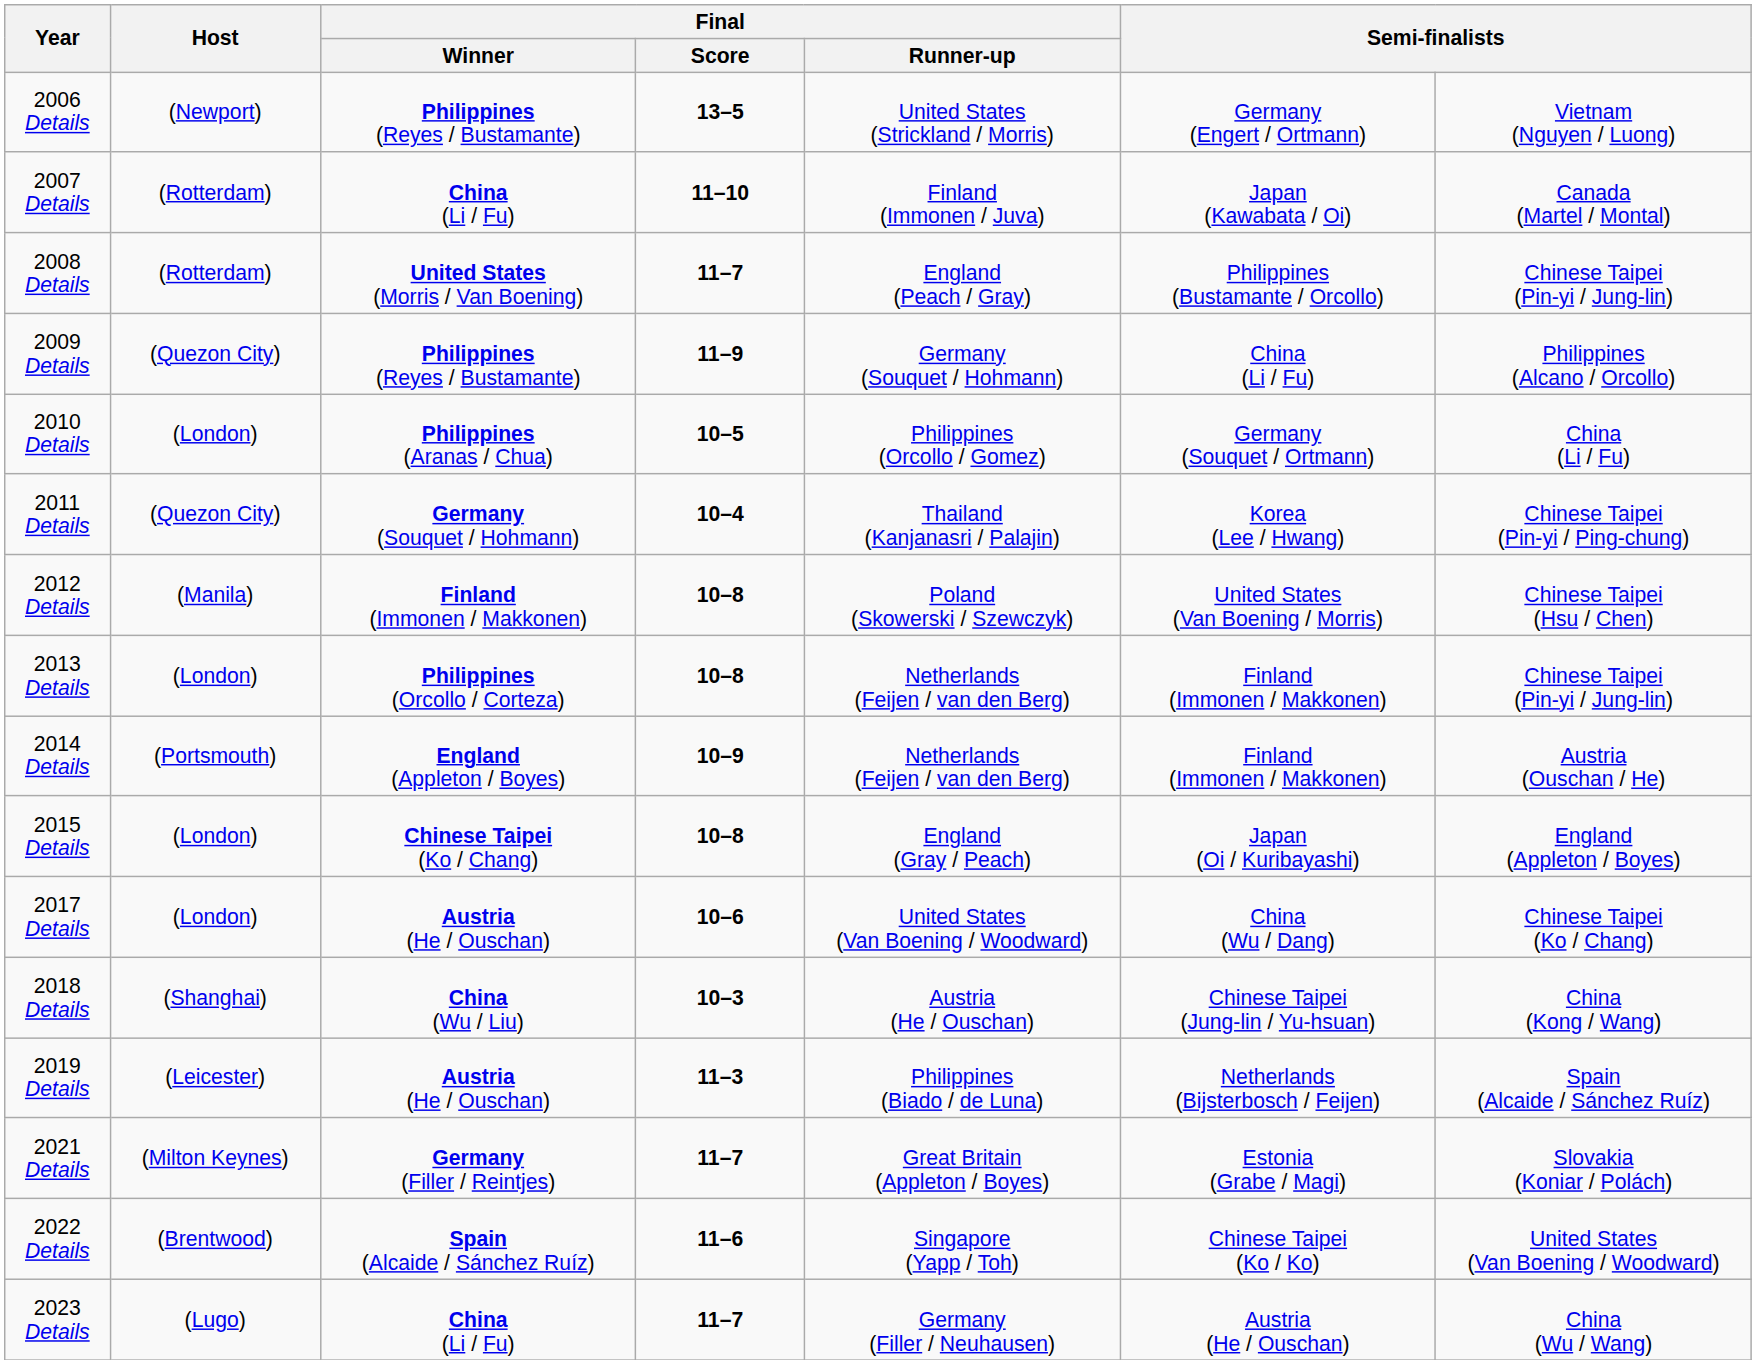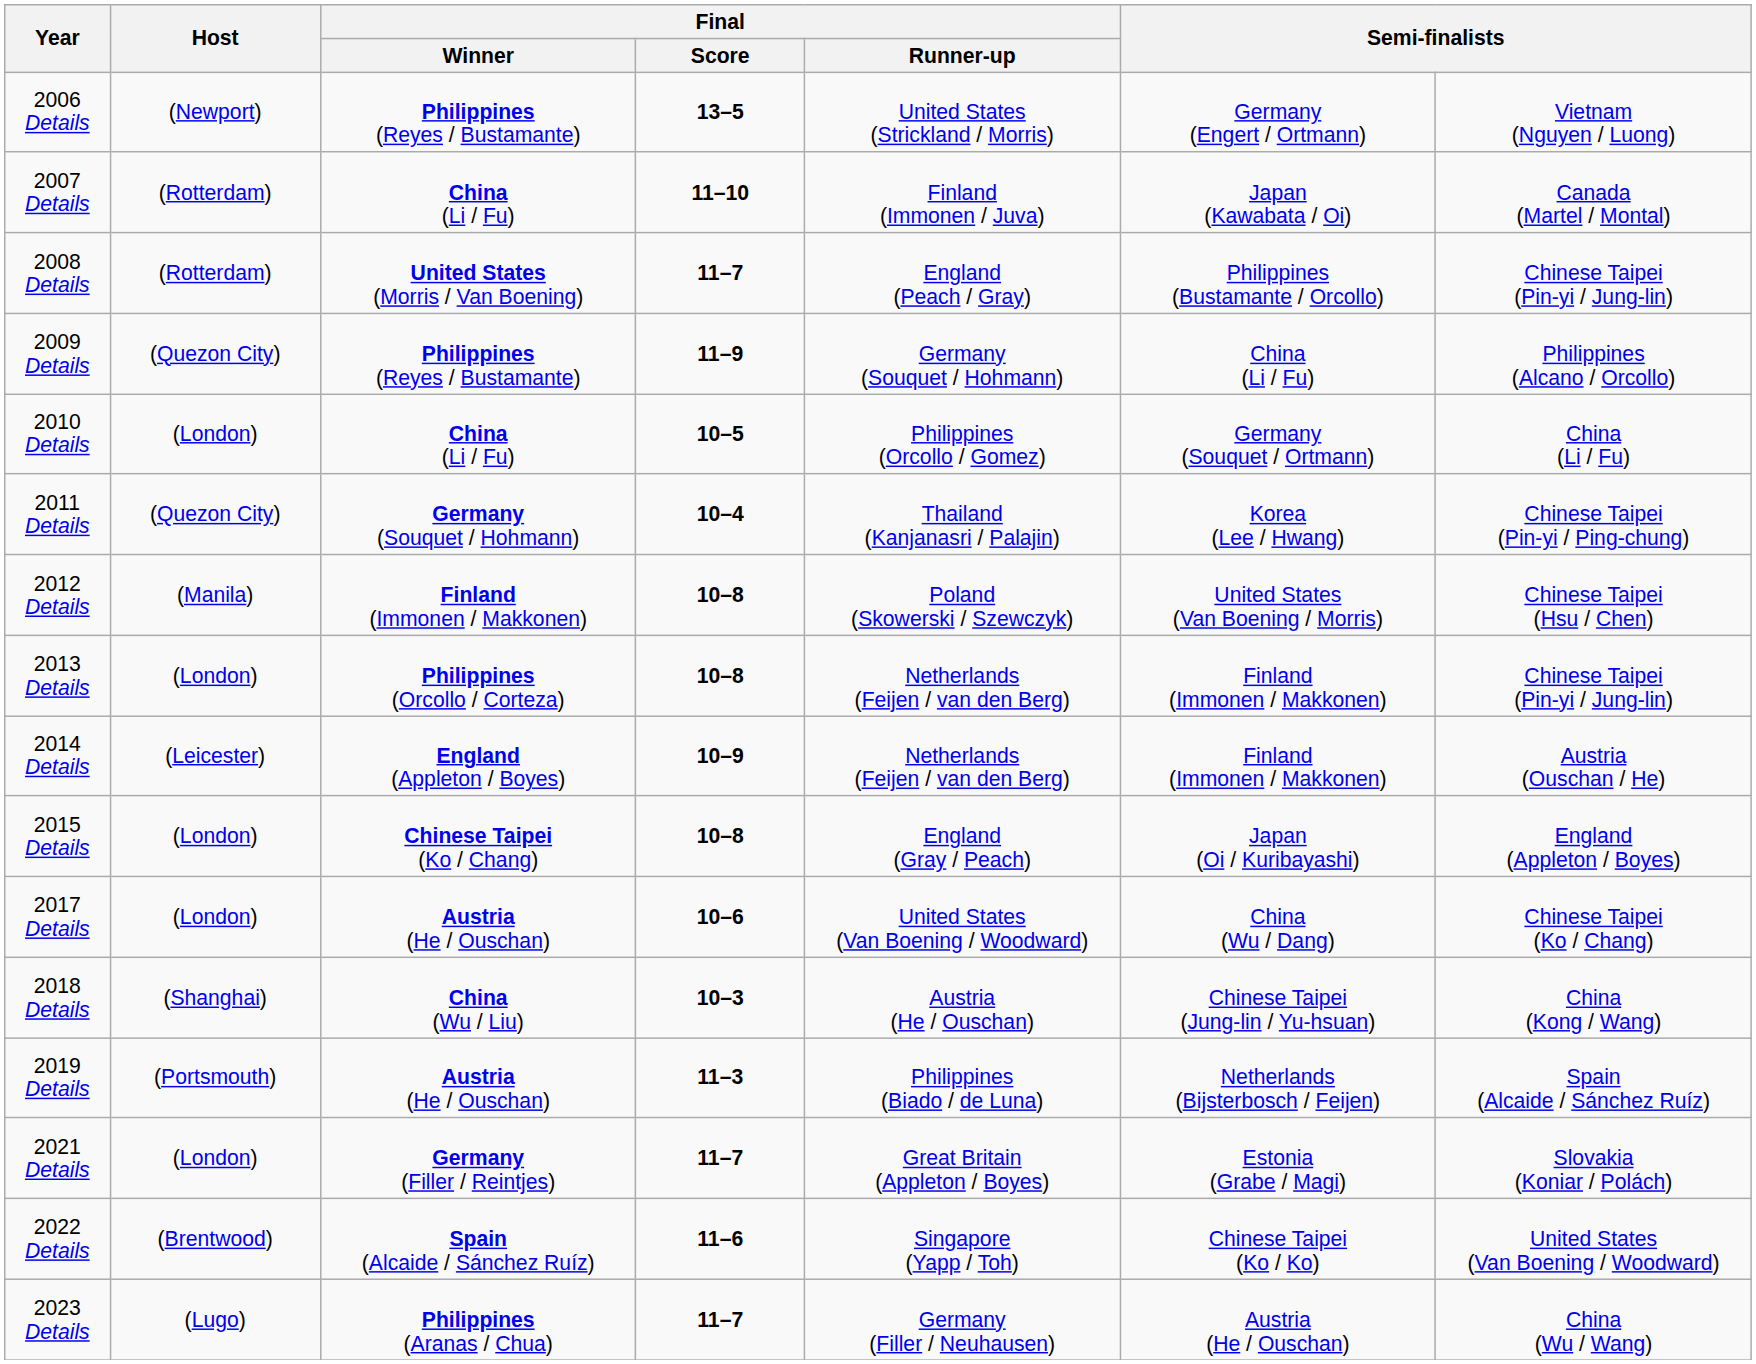(478, 446) Philippines (Aranas / Chua) -> (478, 446) China (Li / Fu)
(215, 756) (Portsmouth) -> (215, 756) (Leicester)
(215, 1078) (Leicester) -> (215, 1078) (Portsmouth)
(215, 1159) (Milton Keynes) -> (215, 1159) (London)
(478, 1331) China (Li / Fu) -> (478, 1331) Philippines (Aranas / Chua)
